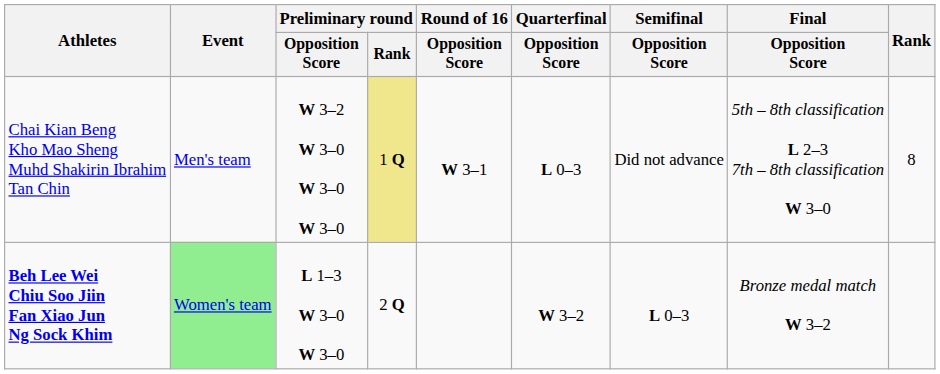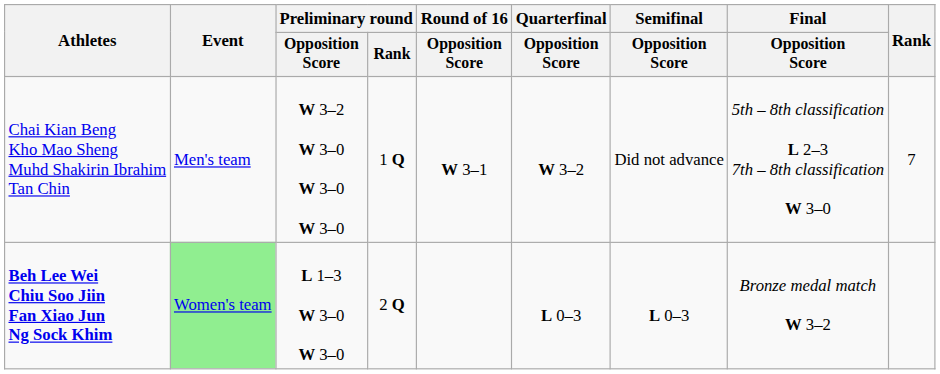(392, 159) khaki background -> (392, 159) no background
(561, 169) L 0–3 -> (561, 169) W 3–2
(912, 159) 8 -> (912, 159) 7
(561, 315) W 3–2 -> (561, 315) L 0–3
